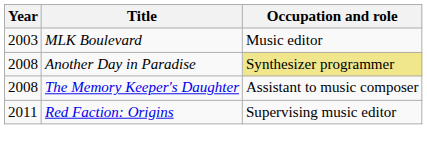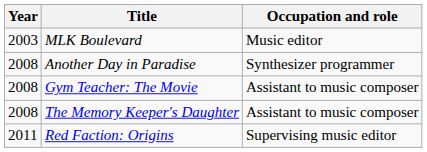(320, 64) khaki background -> (320, 64) no background
+ row: (121, 87)
